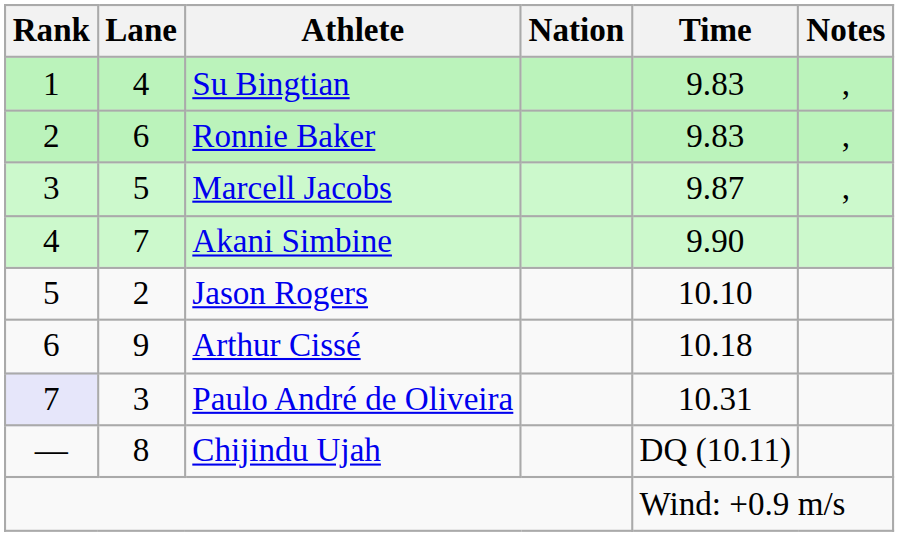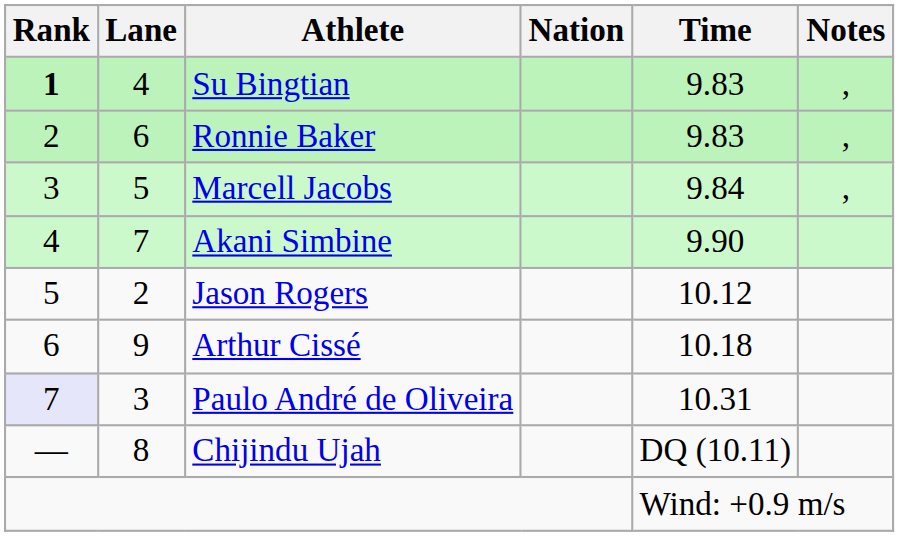(51, 83) normal -> (51, 83) bold
(715, 188) 9.87 -> (715, 188) 9.84
(715, 293) 10.10 -> (715, 293) 10.12
